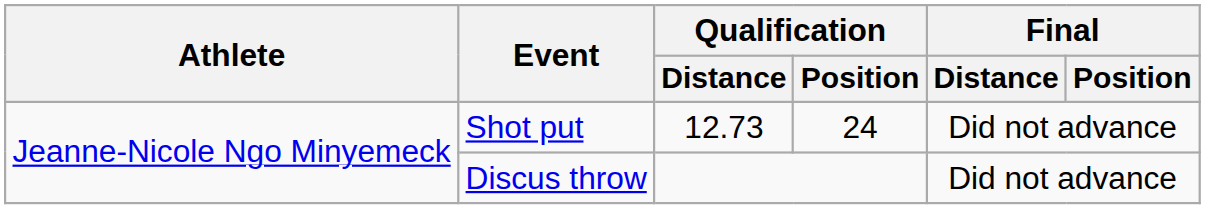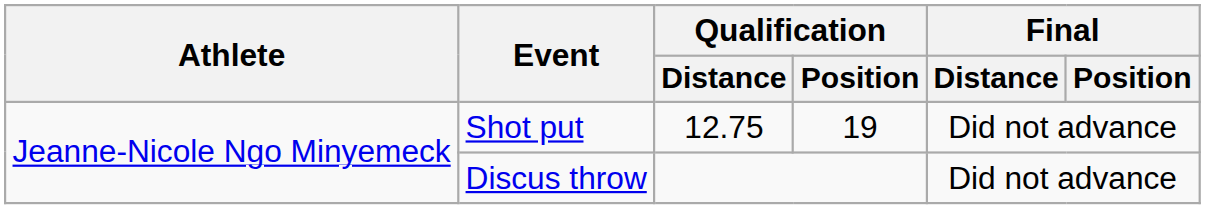(724, 128) 12.73 -> (724, 128) 12.75
(860, 128) 24 -> (860, 128) 19
